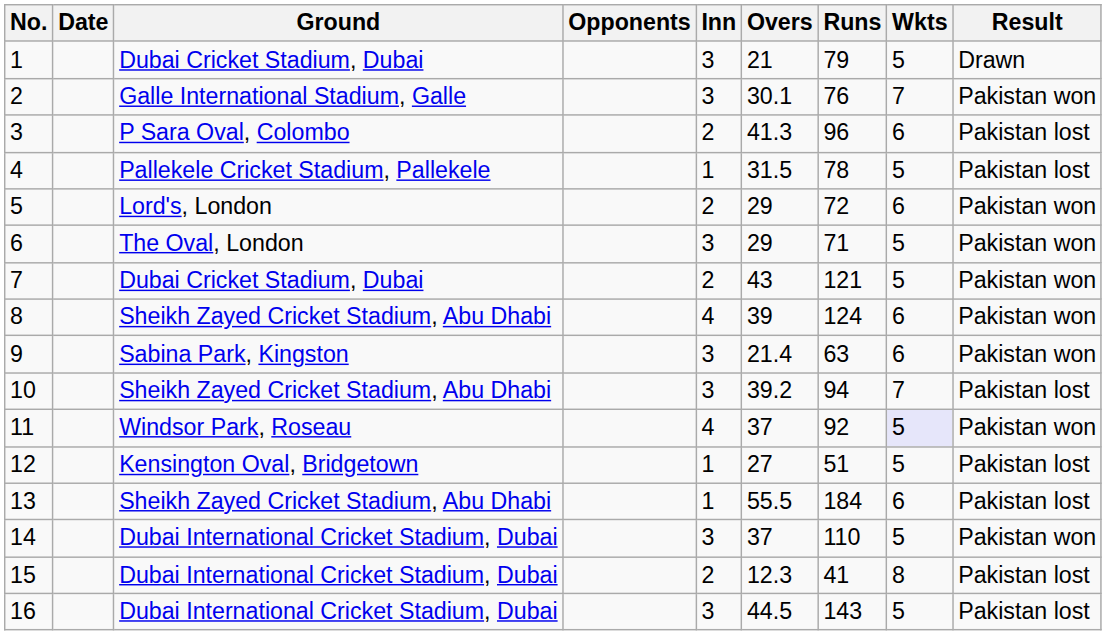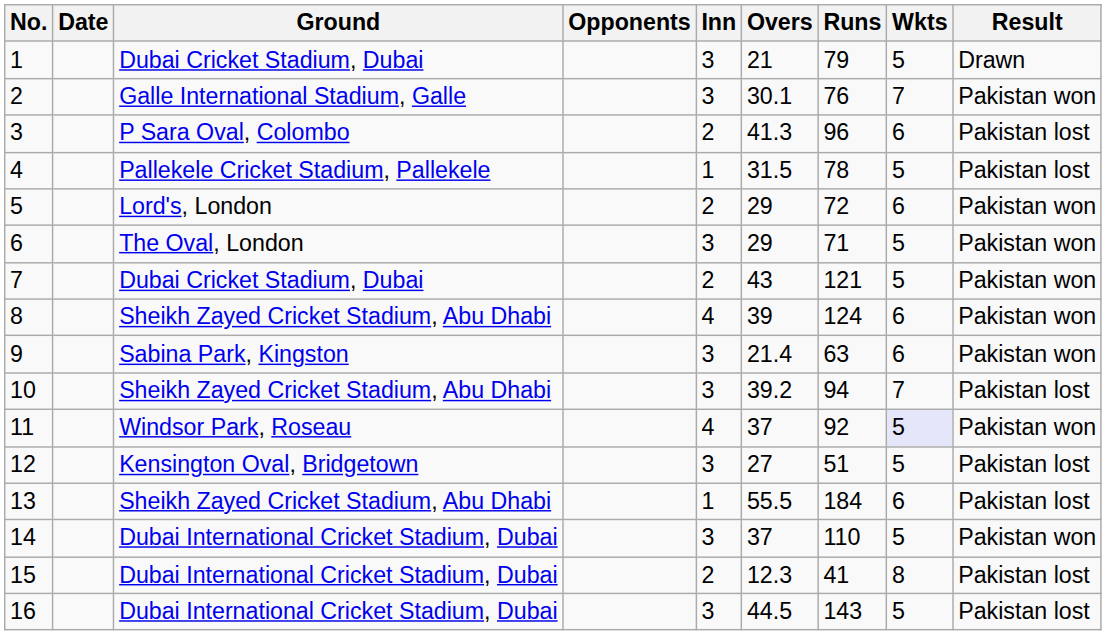(708, 464) 1 -> (708, 464) 3
